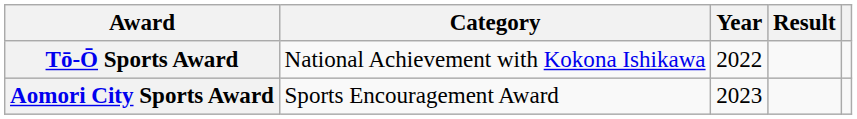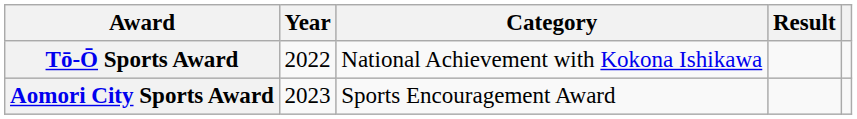columns swapped: (739, 22) <-> (495, 22)
